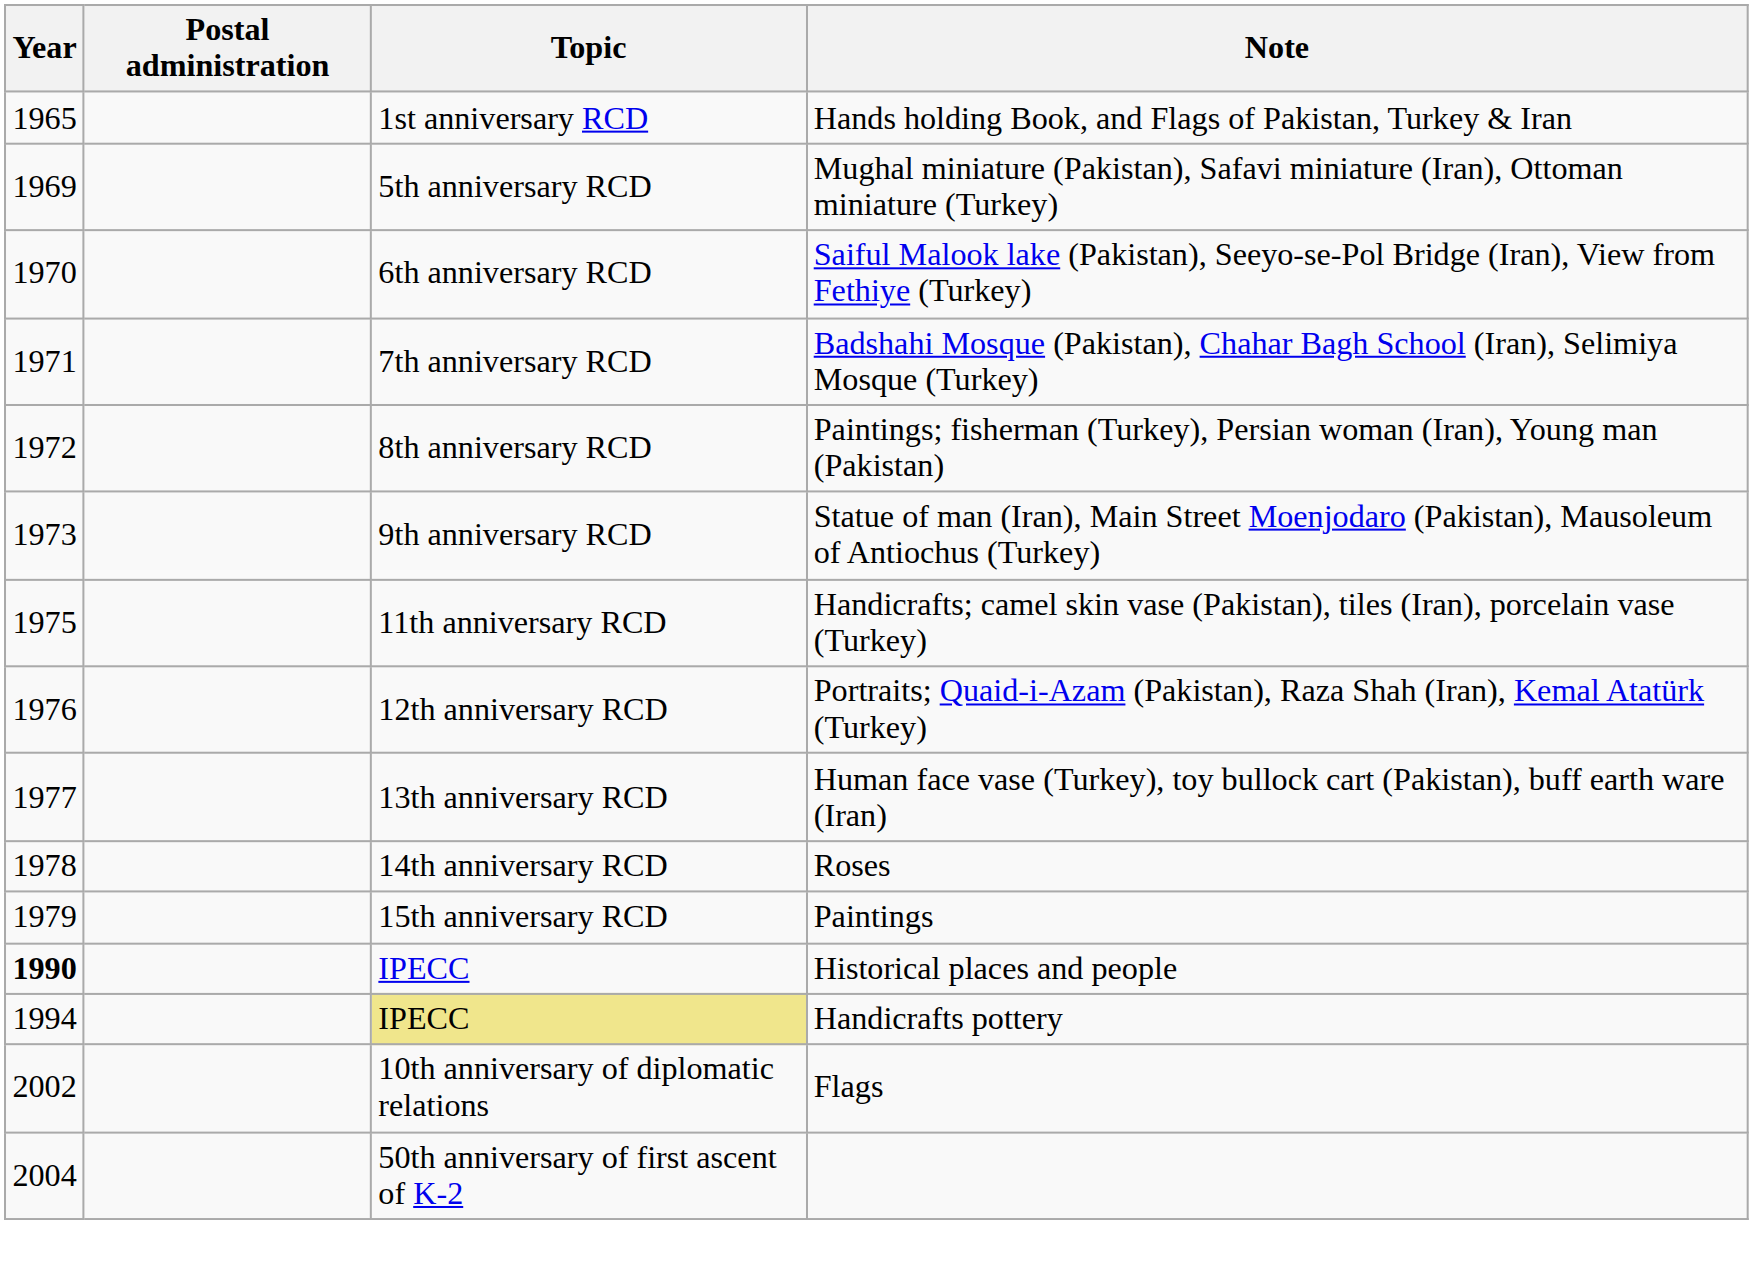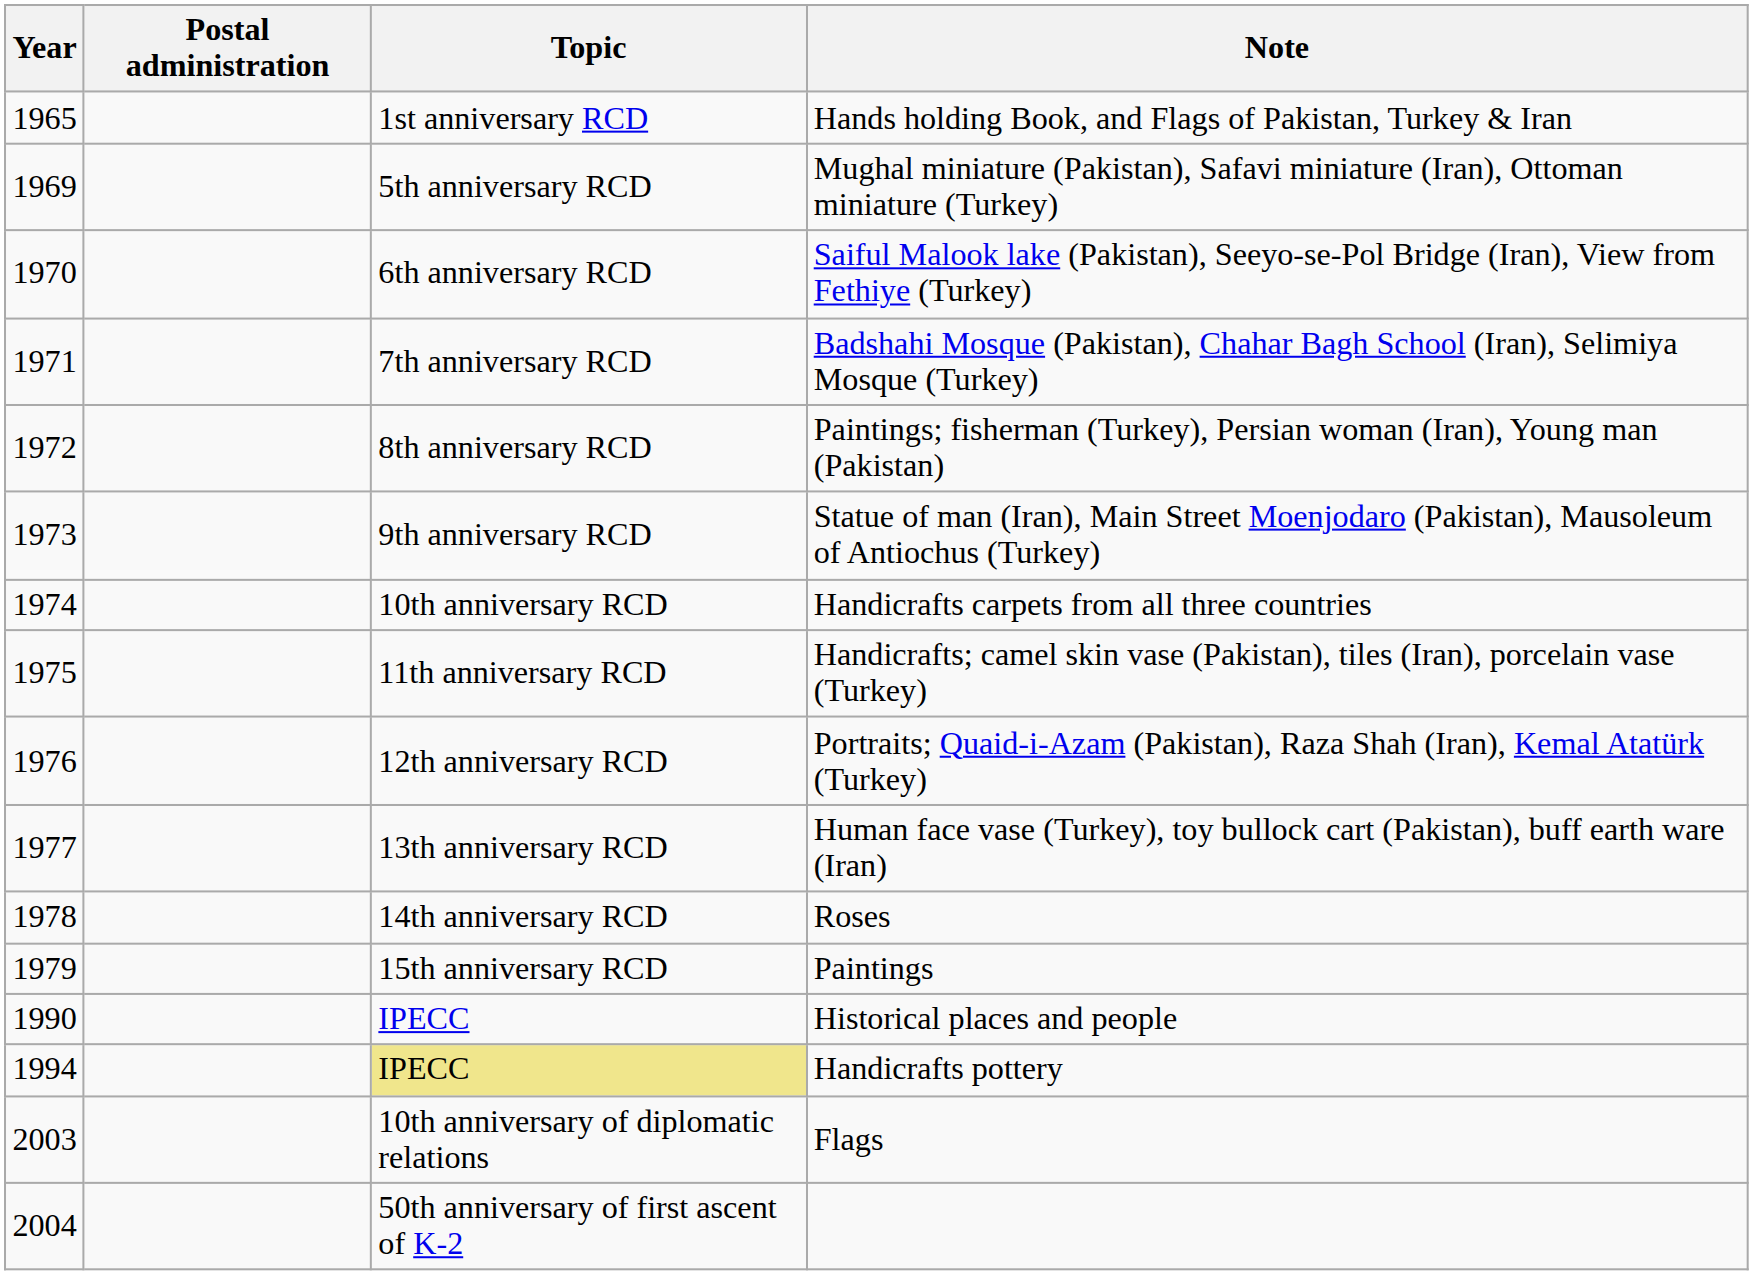+ row: (1093, 604)
(45, 967) bold -> (45, 1018) normal
(45, 1087) 2002 -> (45, 1138) 2003
